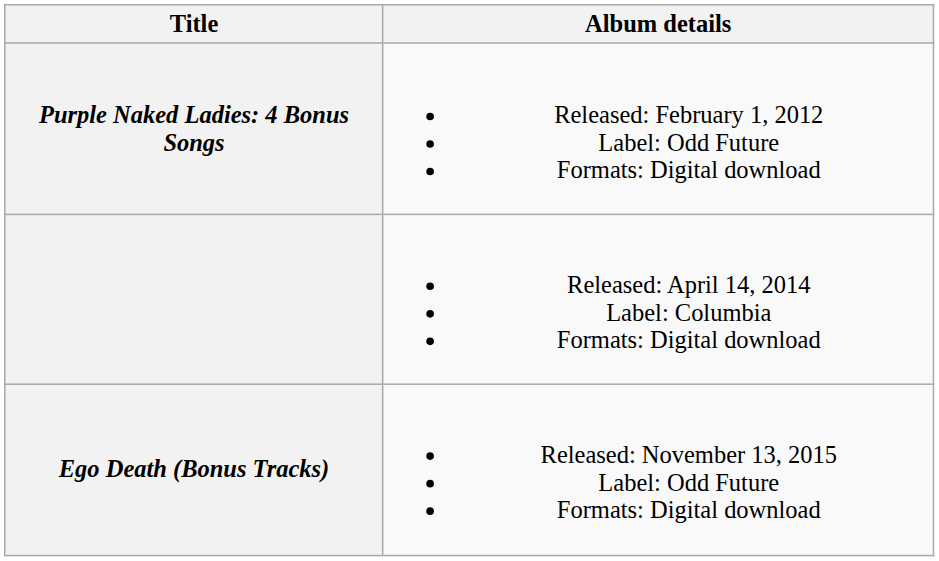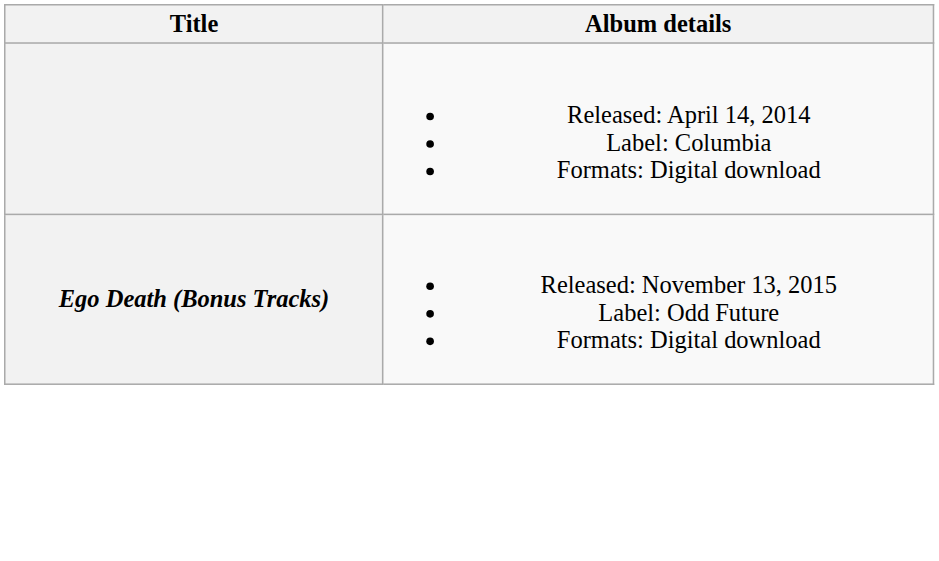- row: (194, 128)
